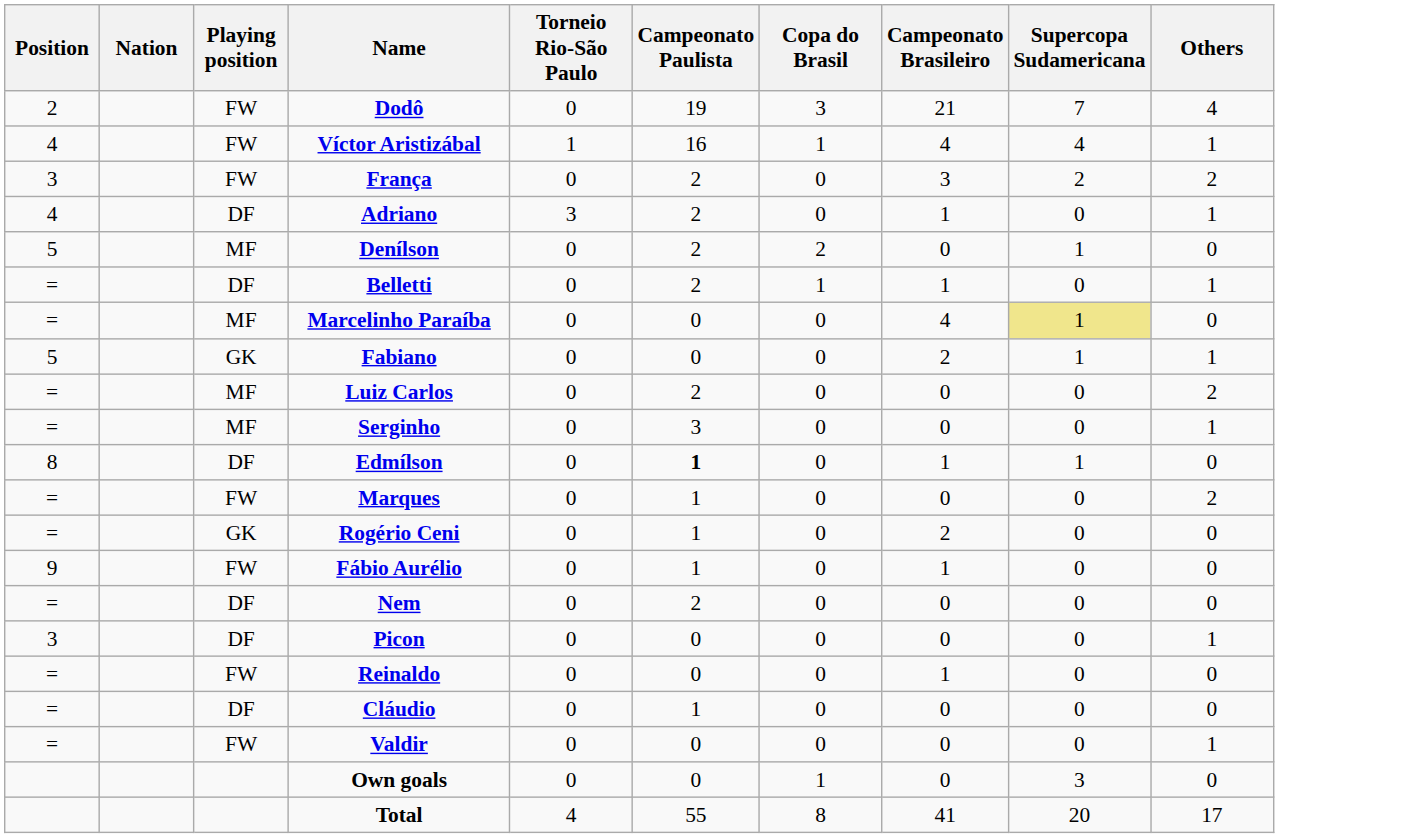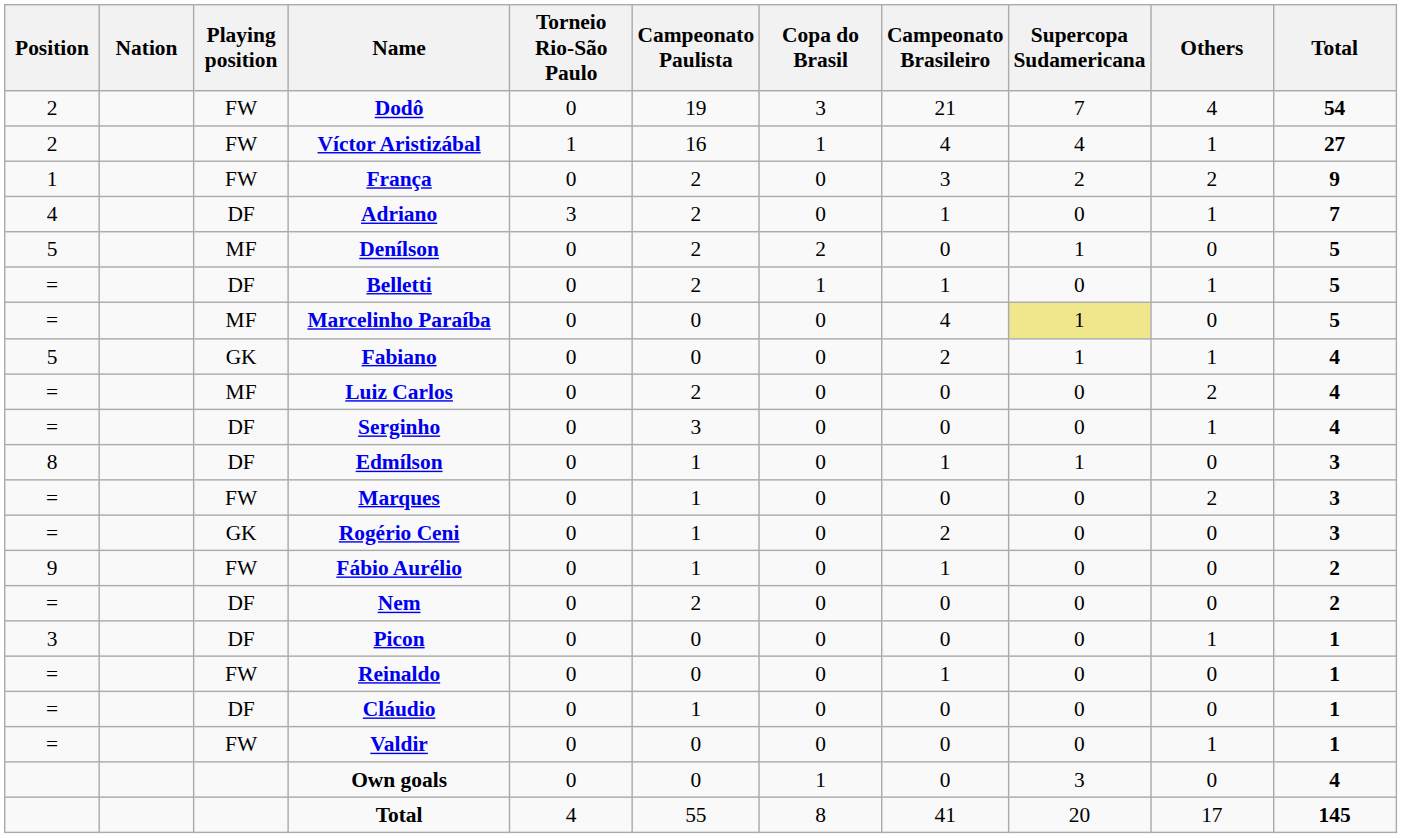+ column: (1335, 47)
(52, 143) 4 -> (52, 143) 2
(52, 179) 3 -> (52, 179) 1
(241, 426) MF -> (241, 426) DF
(696, 461) bold -> (696, 461) normal
